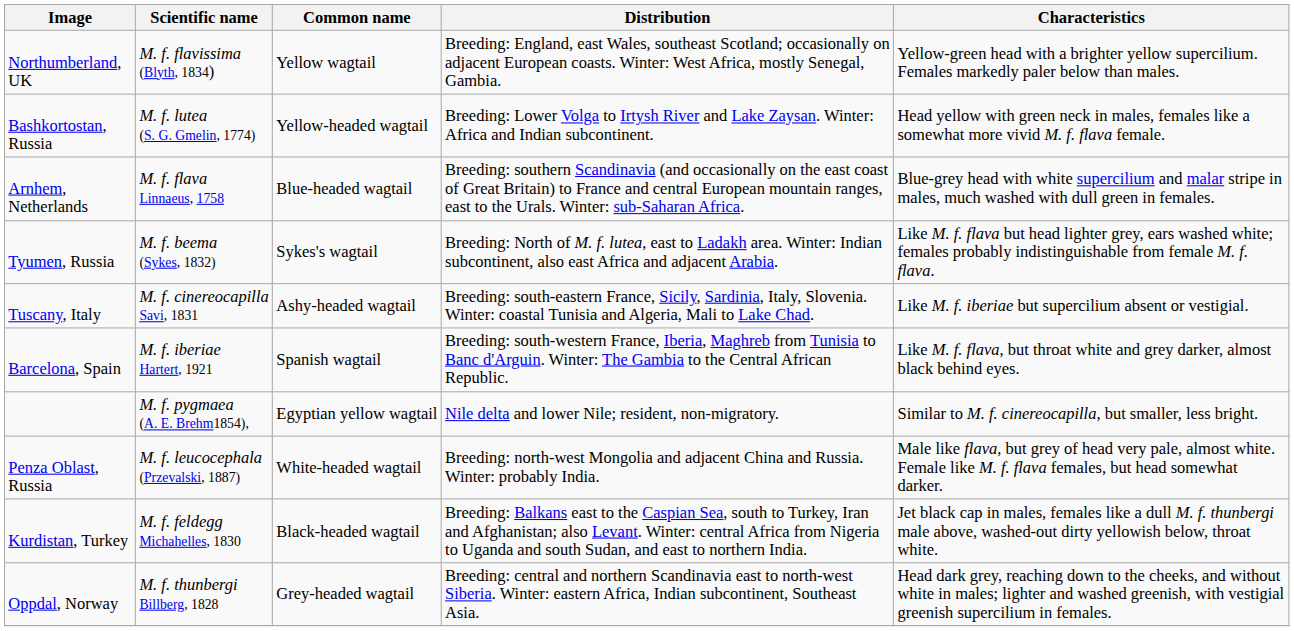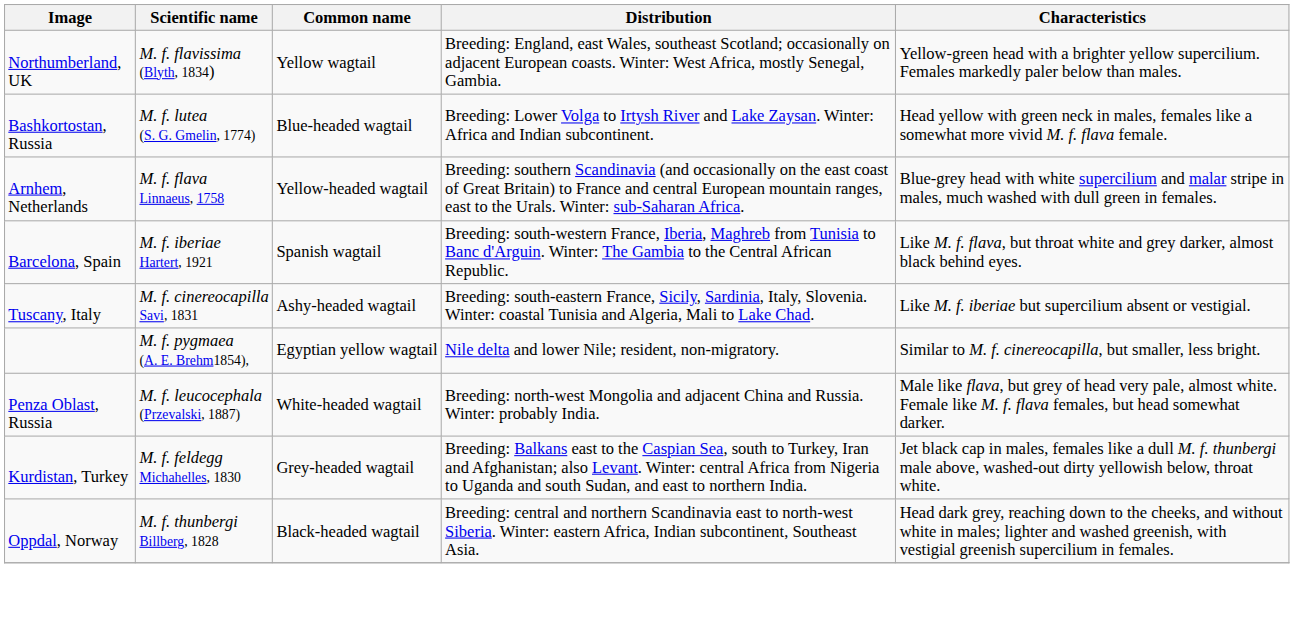(352, 125) Yellow-headed wagtail -> (344, 125) Blue-headed wagtail
(344, 188) Blue-headed wagtail -> (352, 188) Yellow-headed wagtail
- row: (61, 261)
rows swapped: (65, 369) <-> (55, 315)
(348, 530) Black-headed wagtail -> (345, 467) Grey-headed wagtail
(345, 594) Grey-headed wagtail -> (348, 530) Black-headed wagtail
